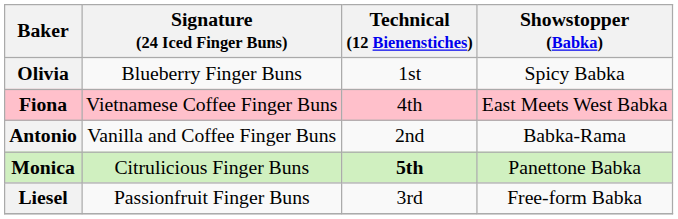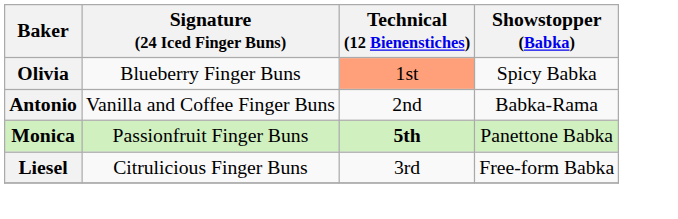(410, 73) no background -> (407, 73) lightsalmon background
- row: (43, 104)
(212, 167) Citrulicious Finger Buns -> (210, 135) Passionfruit Finger Buns
(212, 198) Passionfruit Finger Buns -> (210, 167) Citrulicious Finger Buns
